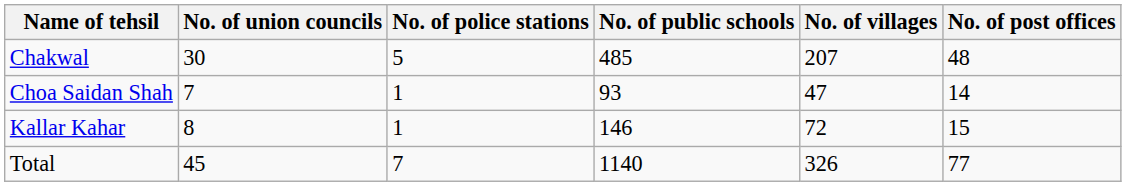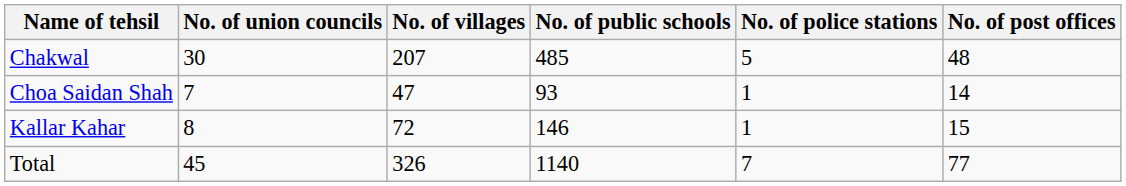columns swapped: (871, 22) <-> (491, 22)
